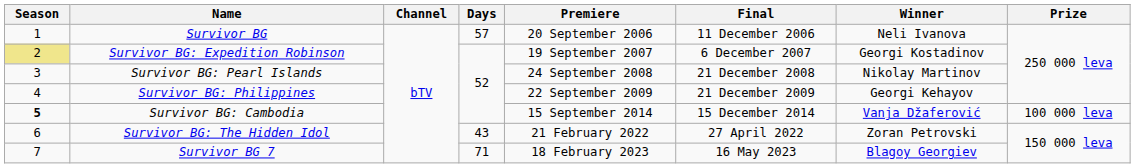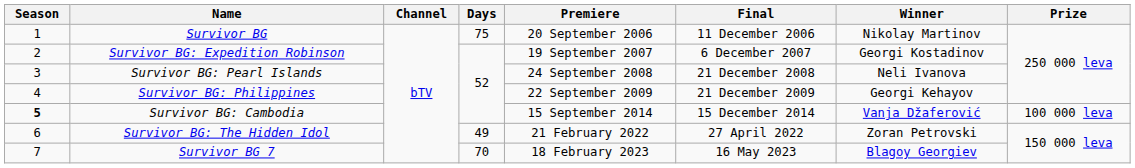(482, 34) 57 -> (482, 34) 75
(922, 34) Neli Ivanova -> (922, 34) Nikolay Martinov
(37, 54) khaki background -> (37, 54) no background
(922, 74) Nikolay Martinov -> (922, 74) Neli Ivanova
(482, 133) 43 -> (482, 133) 49
(482, 153) 71 -> (482, 153) 70
